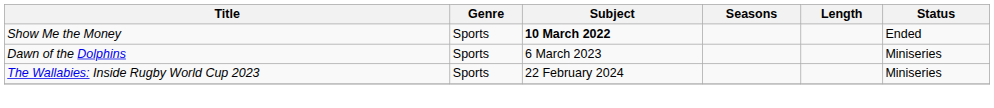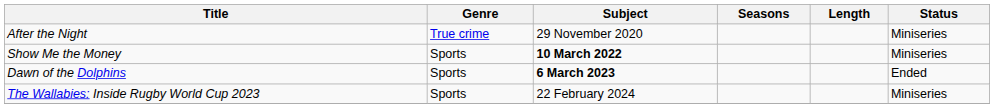+ row: (47, 34)
(903, 34) Ended -> (919, 53) Miniseries
(563, 53) normal -> (576, 73) bold
(914, 53) Miniseries -> (909, 73) Ended
